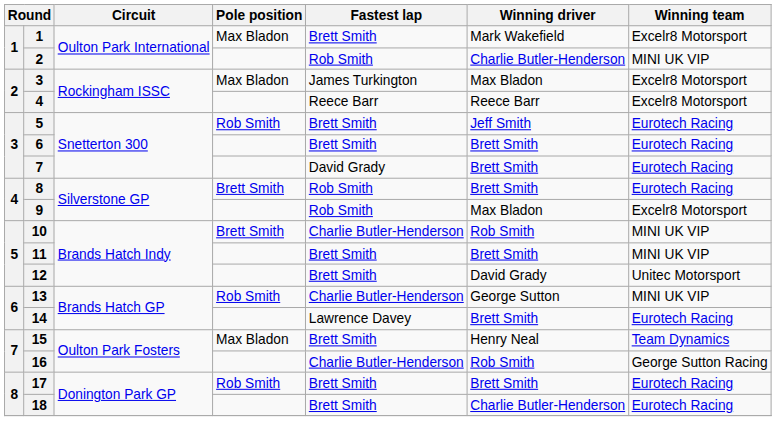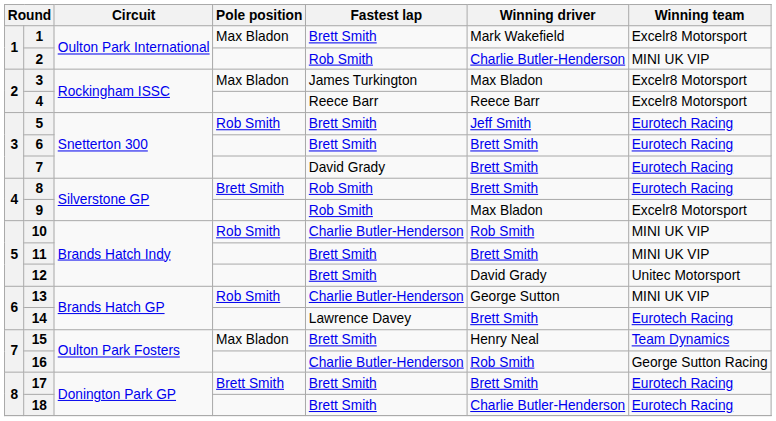(250, 231) Brett Smith -> (248, 231) Rob Smith
(248, 383) Rob Smith -> (250, 383) Brett Smith
